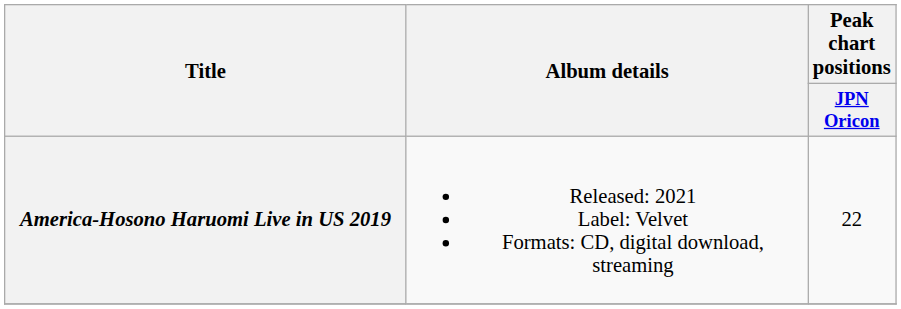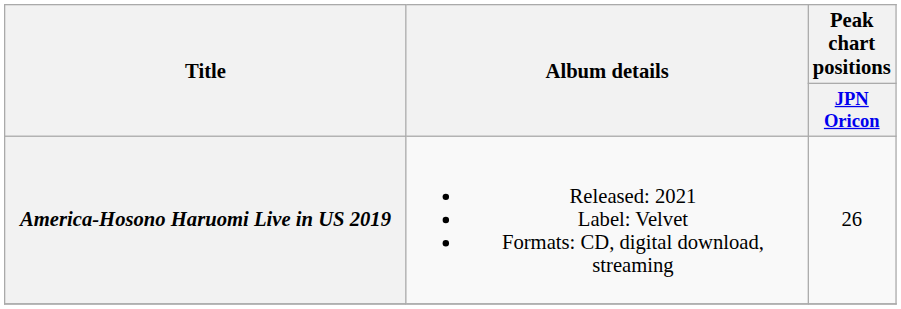(852, 219) 22 -> (852, 219) 26
